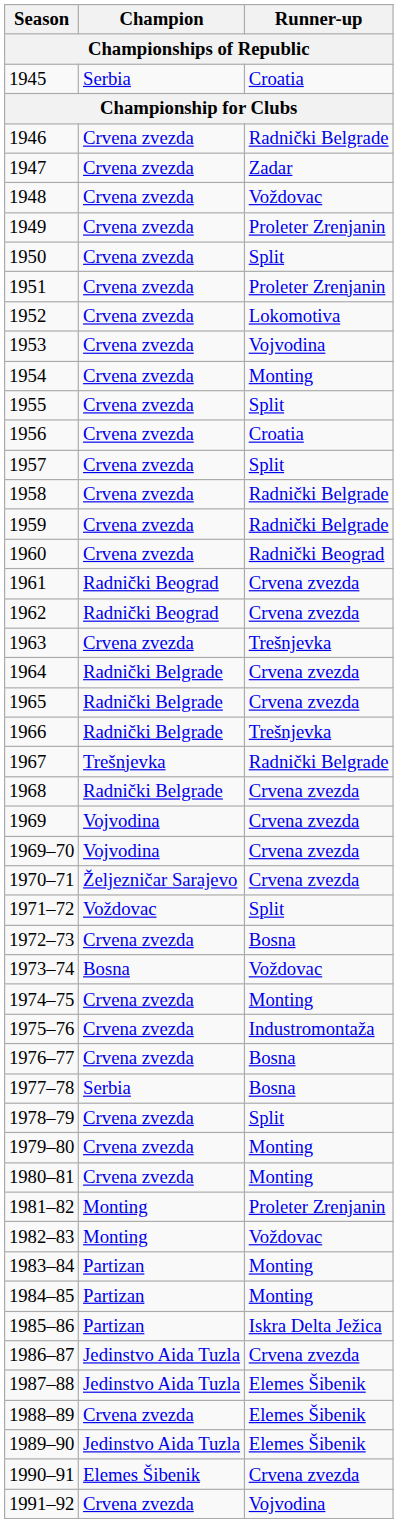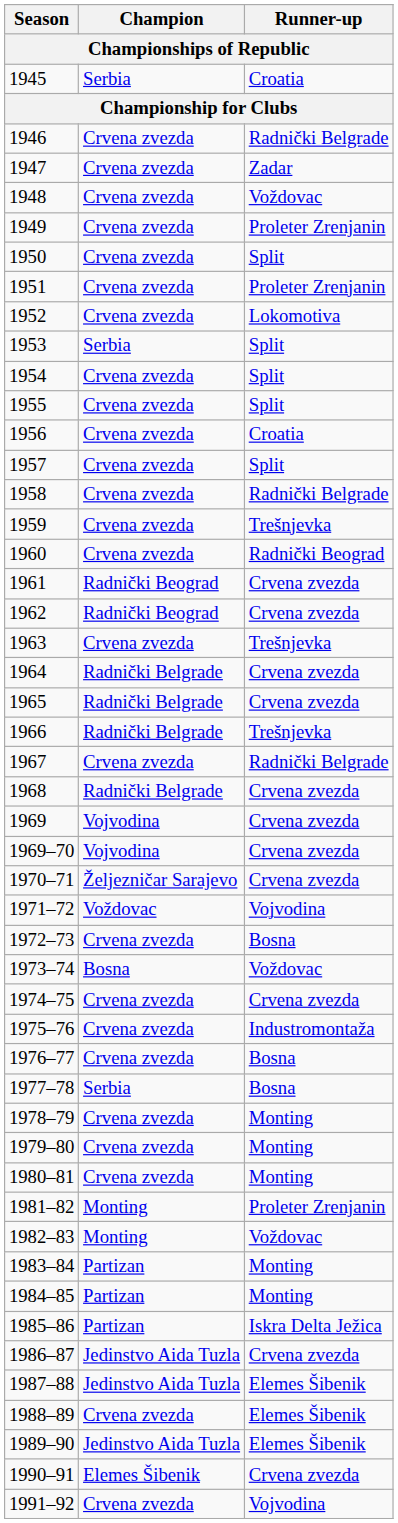(138, 345) Crvena zvezda -> (107, 345) Serbia
(287, 345) Vojvodina -> (266, 345) Split
(281, 375) Monting -> (266, 375) Split
(319, 524) Radnički Belgrade -> (290, 524) Trešnjevka
(124, 761) Trešnjevka -> (138, 761) Crvena zvezda
(266, 910) Split -> (287, 910) Vojvodina
(281, 999) Monting -> (304, 999) Crvena zvezda
(266, 1117) Split -> (281, 1117) Monting
